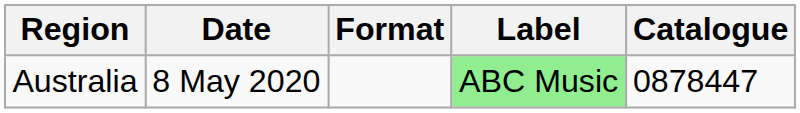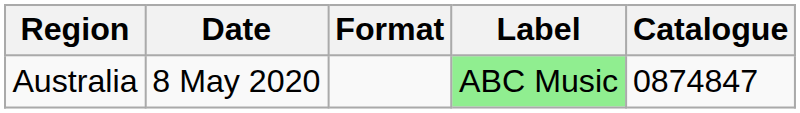(696, 81) 0878447 -> (696, 81) 0874847
